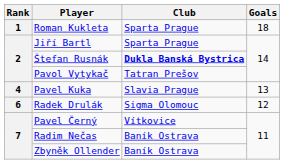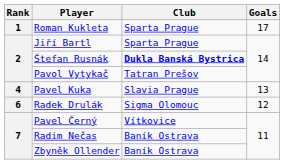(263, 28) 18 -> (263, 28) 17
